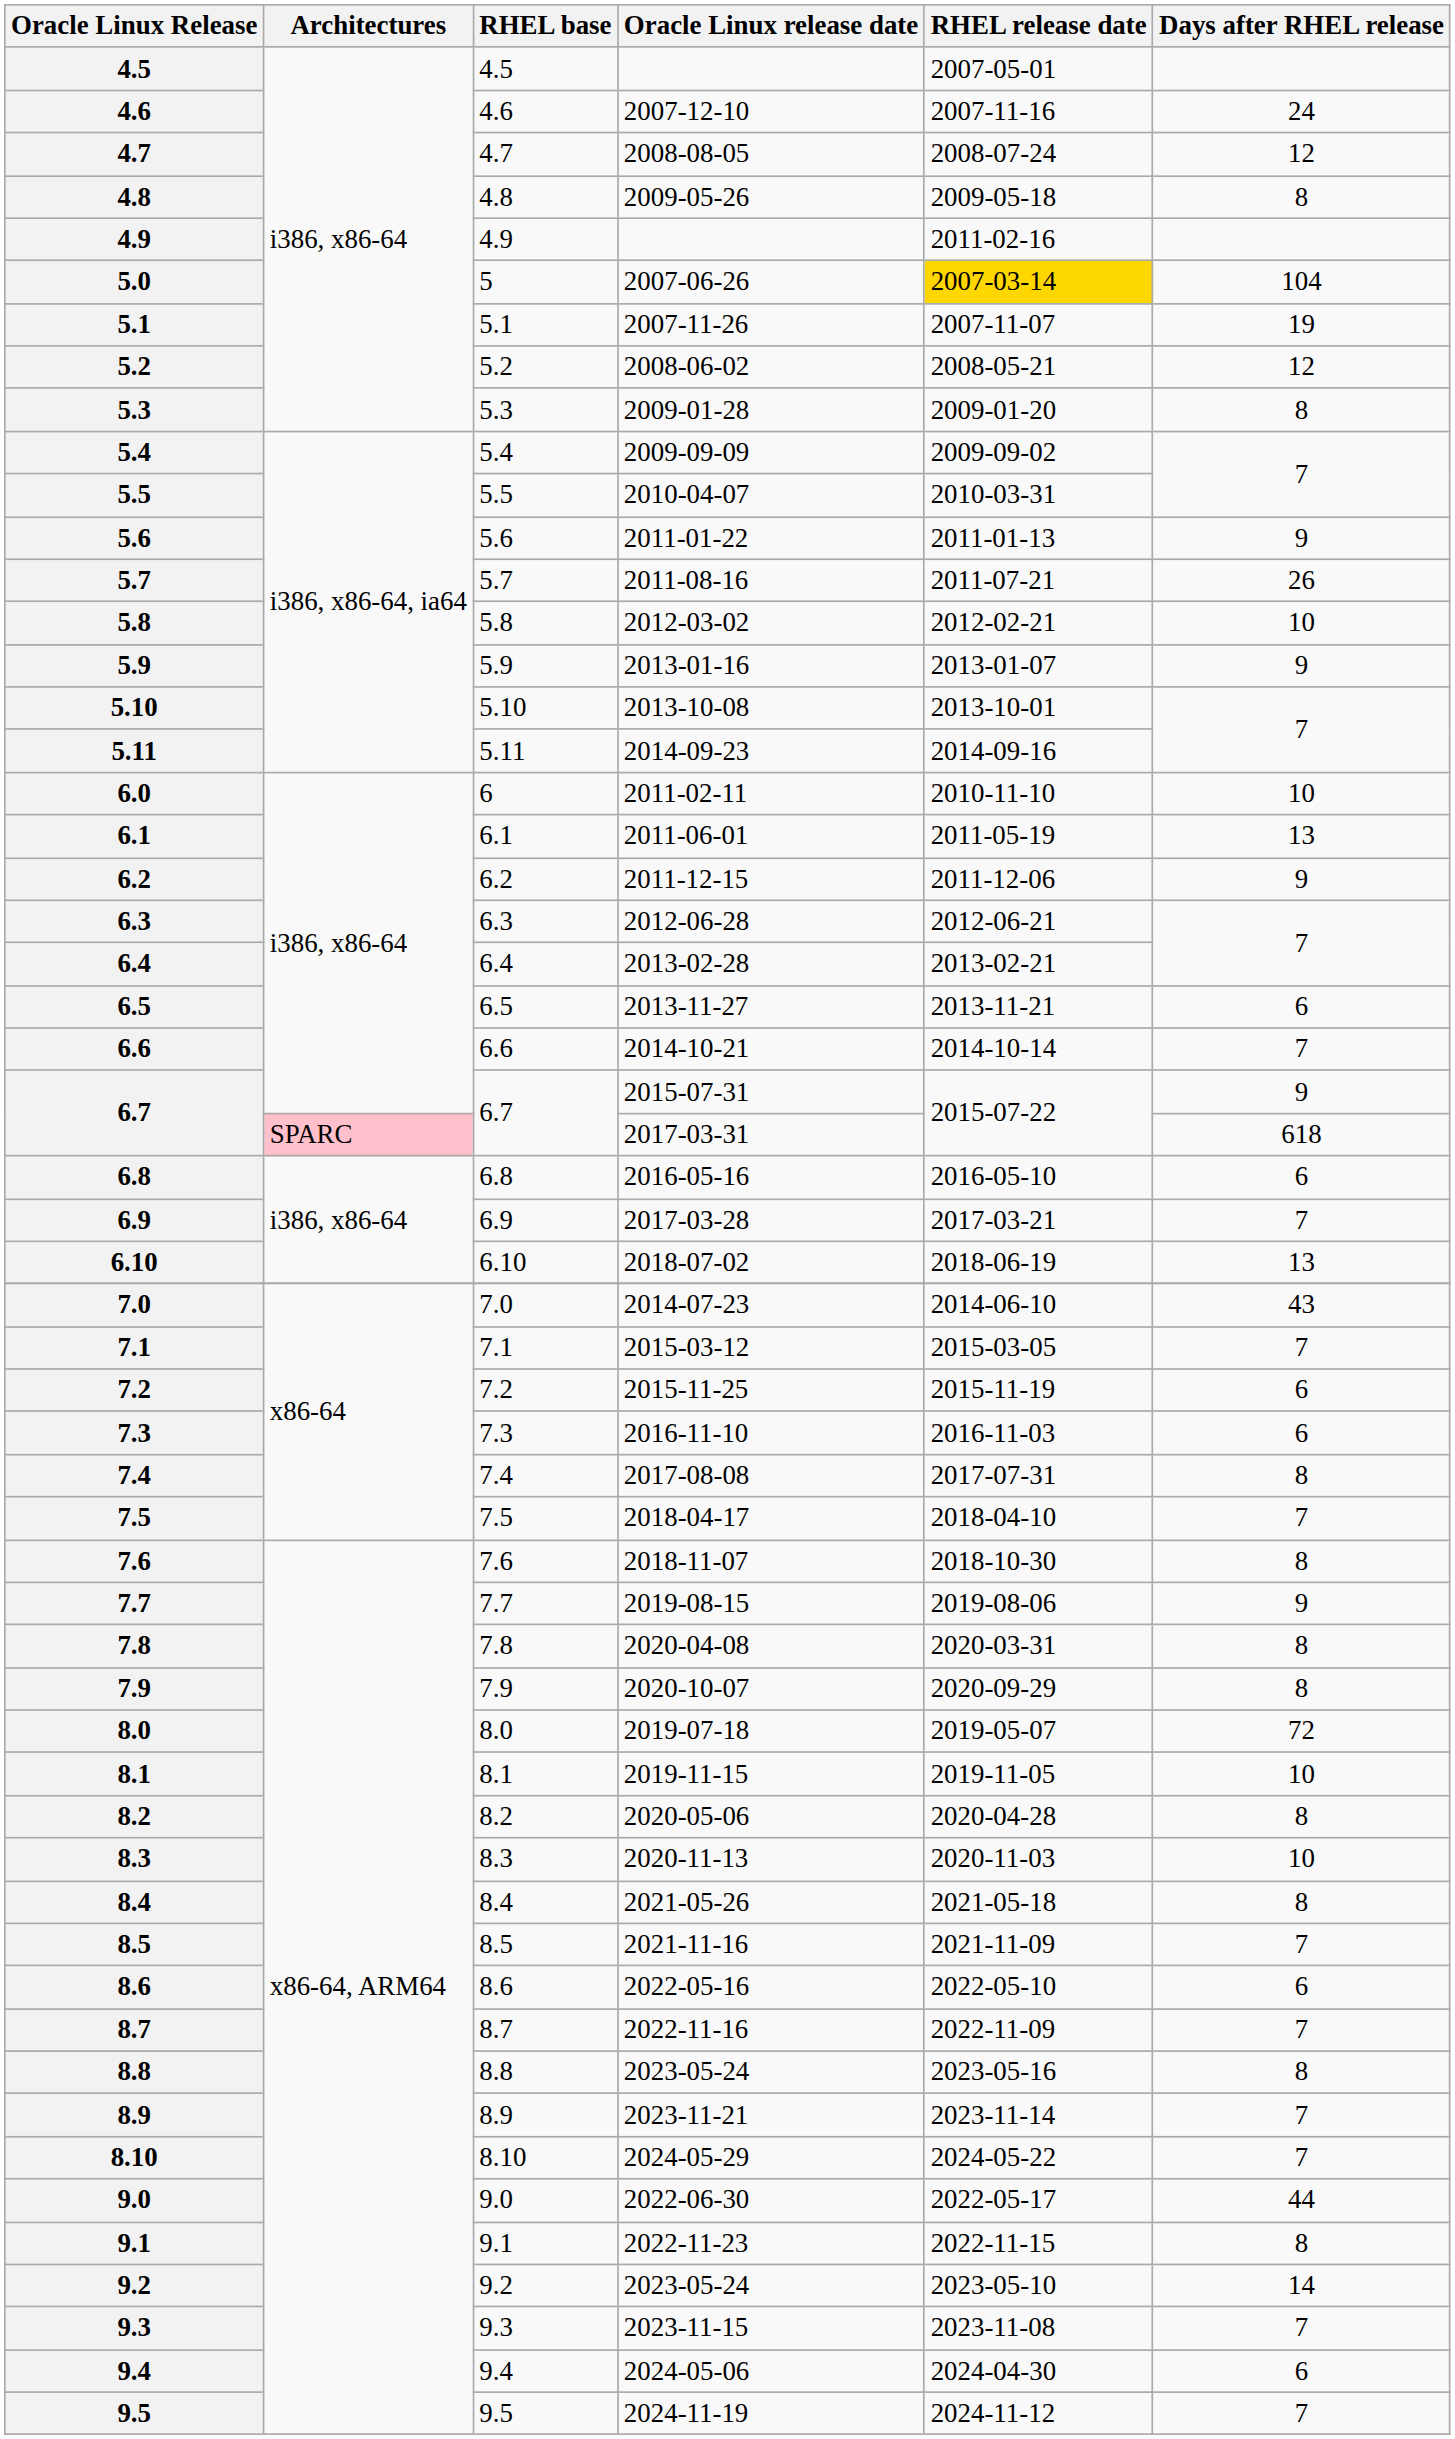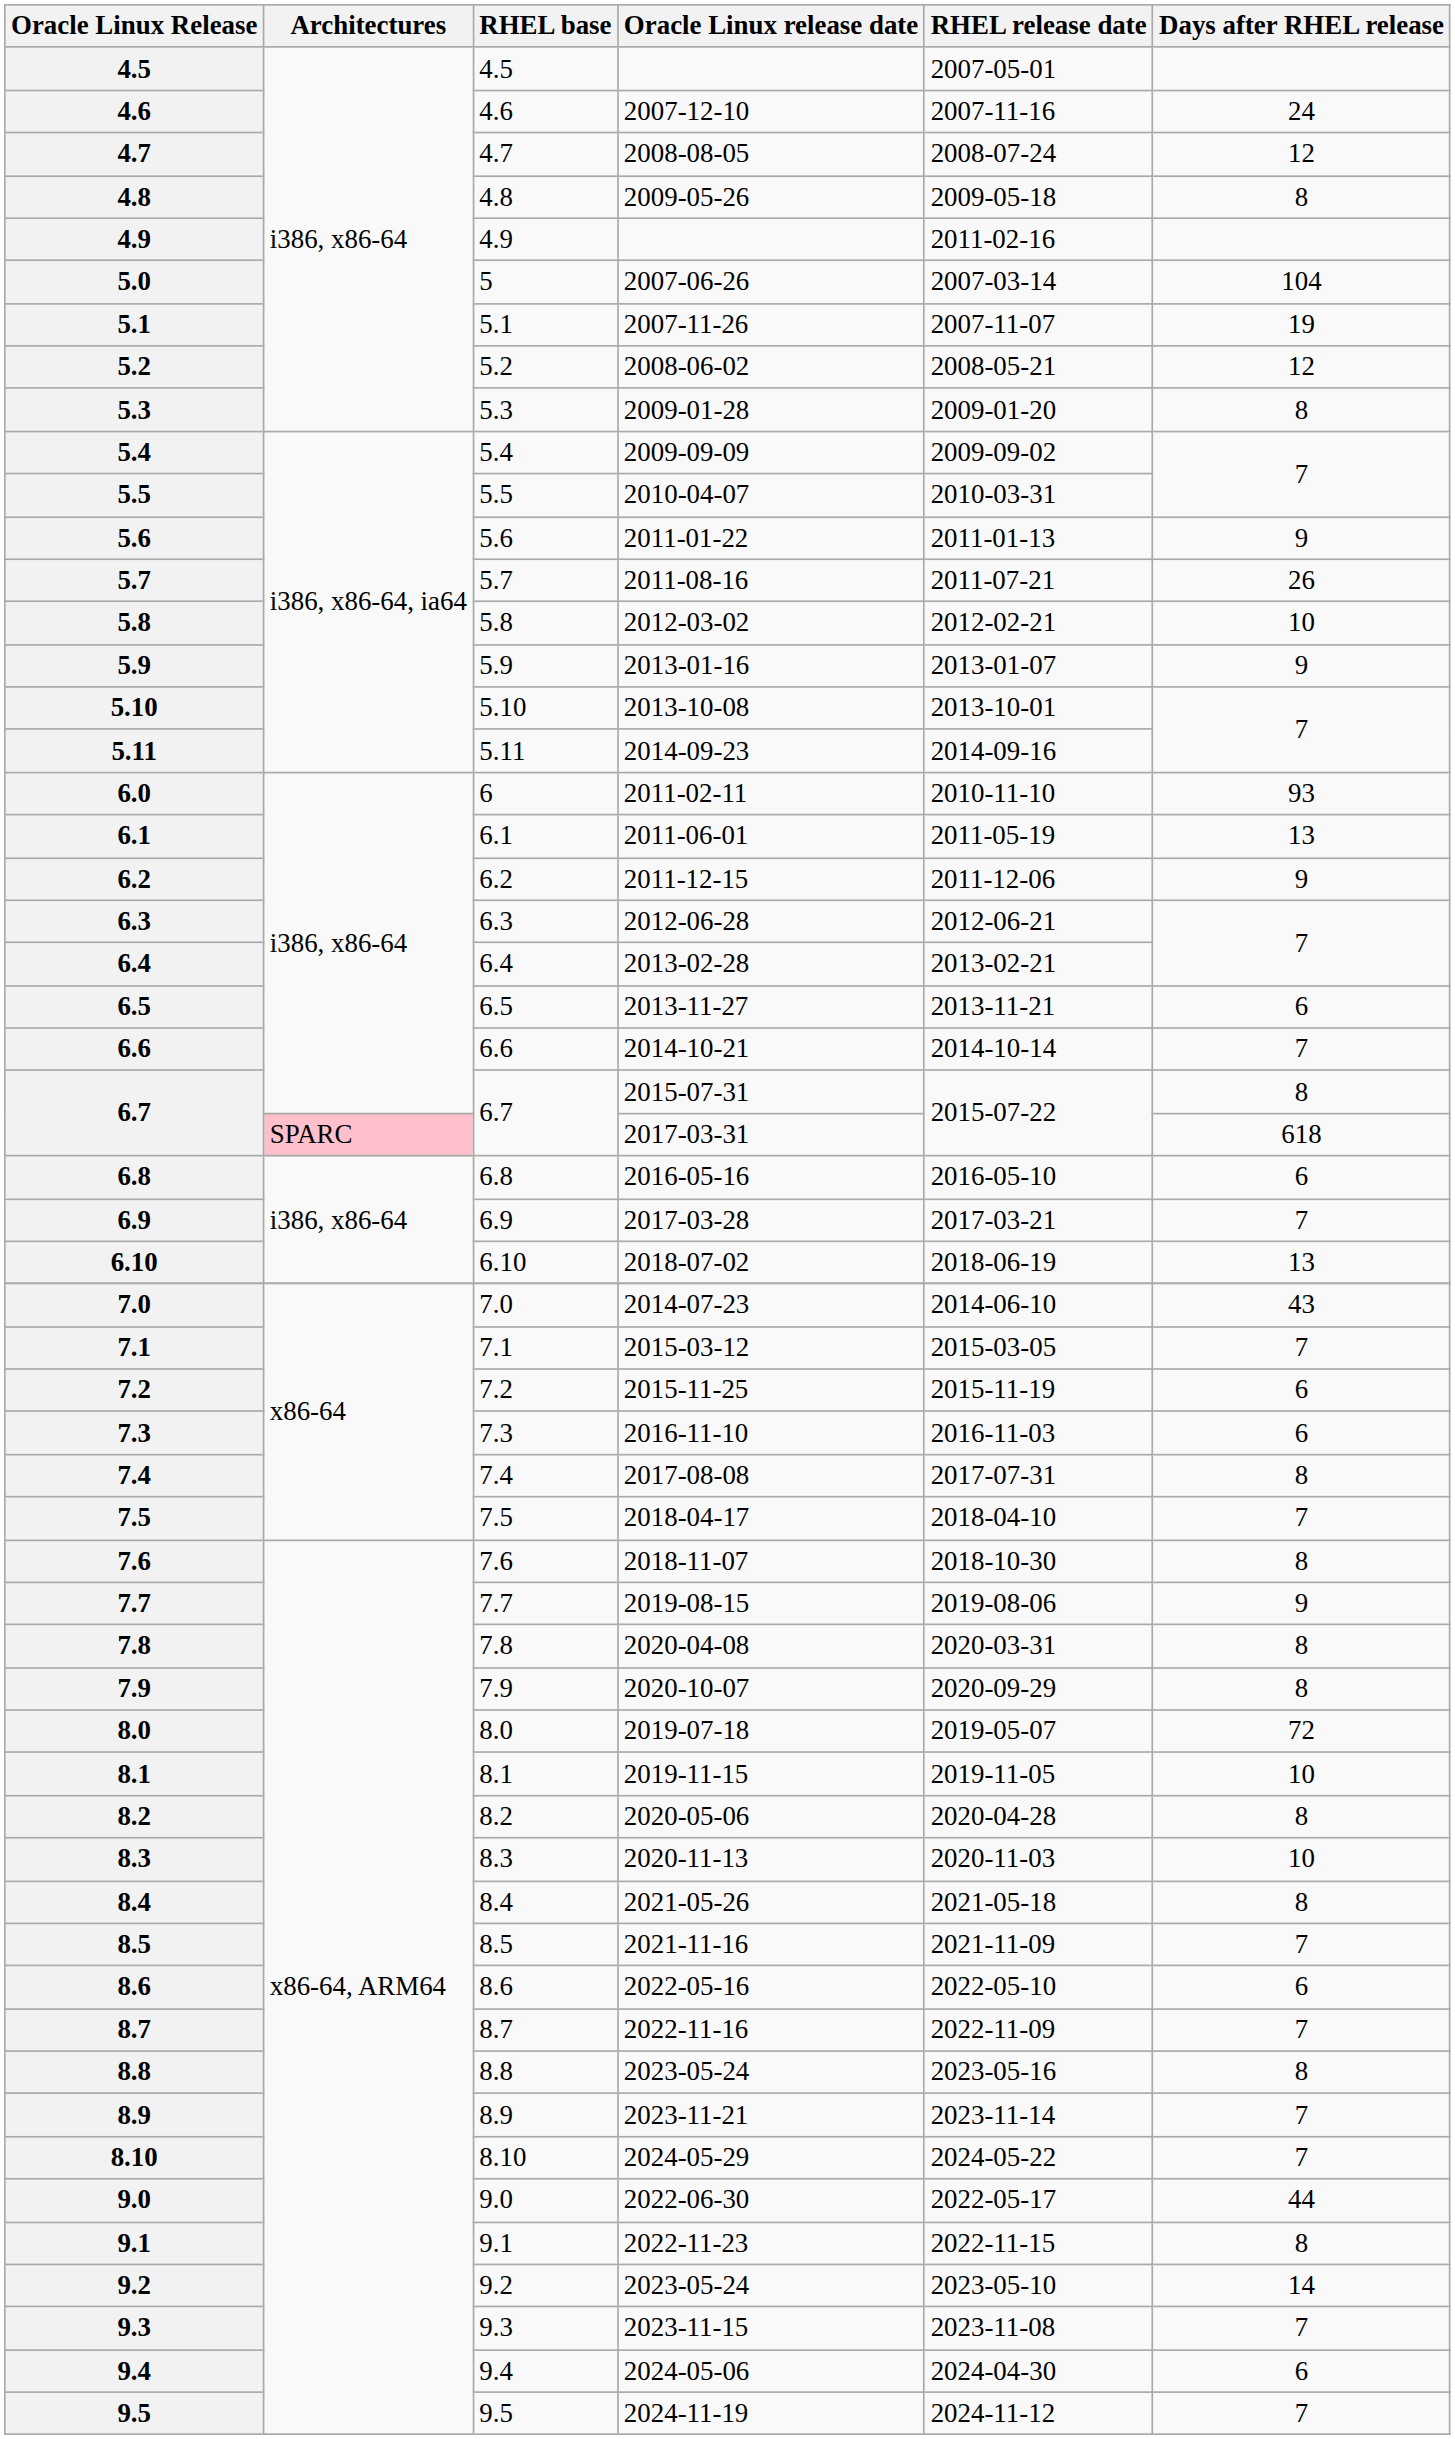(993, 281) gold background -> (993, 281) no background
(1302, 793) 10 -> (1302, 793) 93
(1302, 1091) 9 -> (1302, 1091) 8
